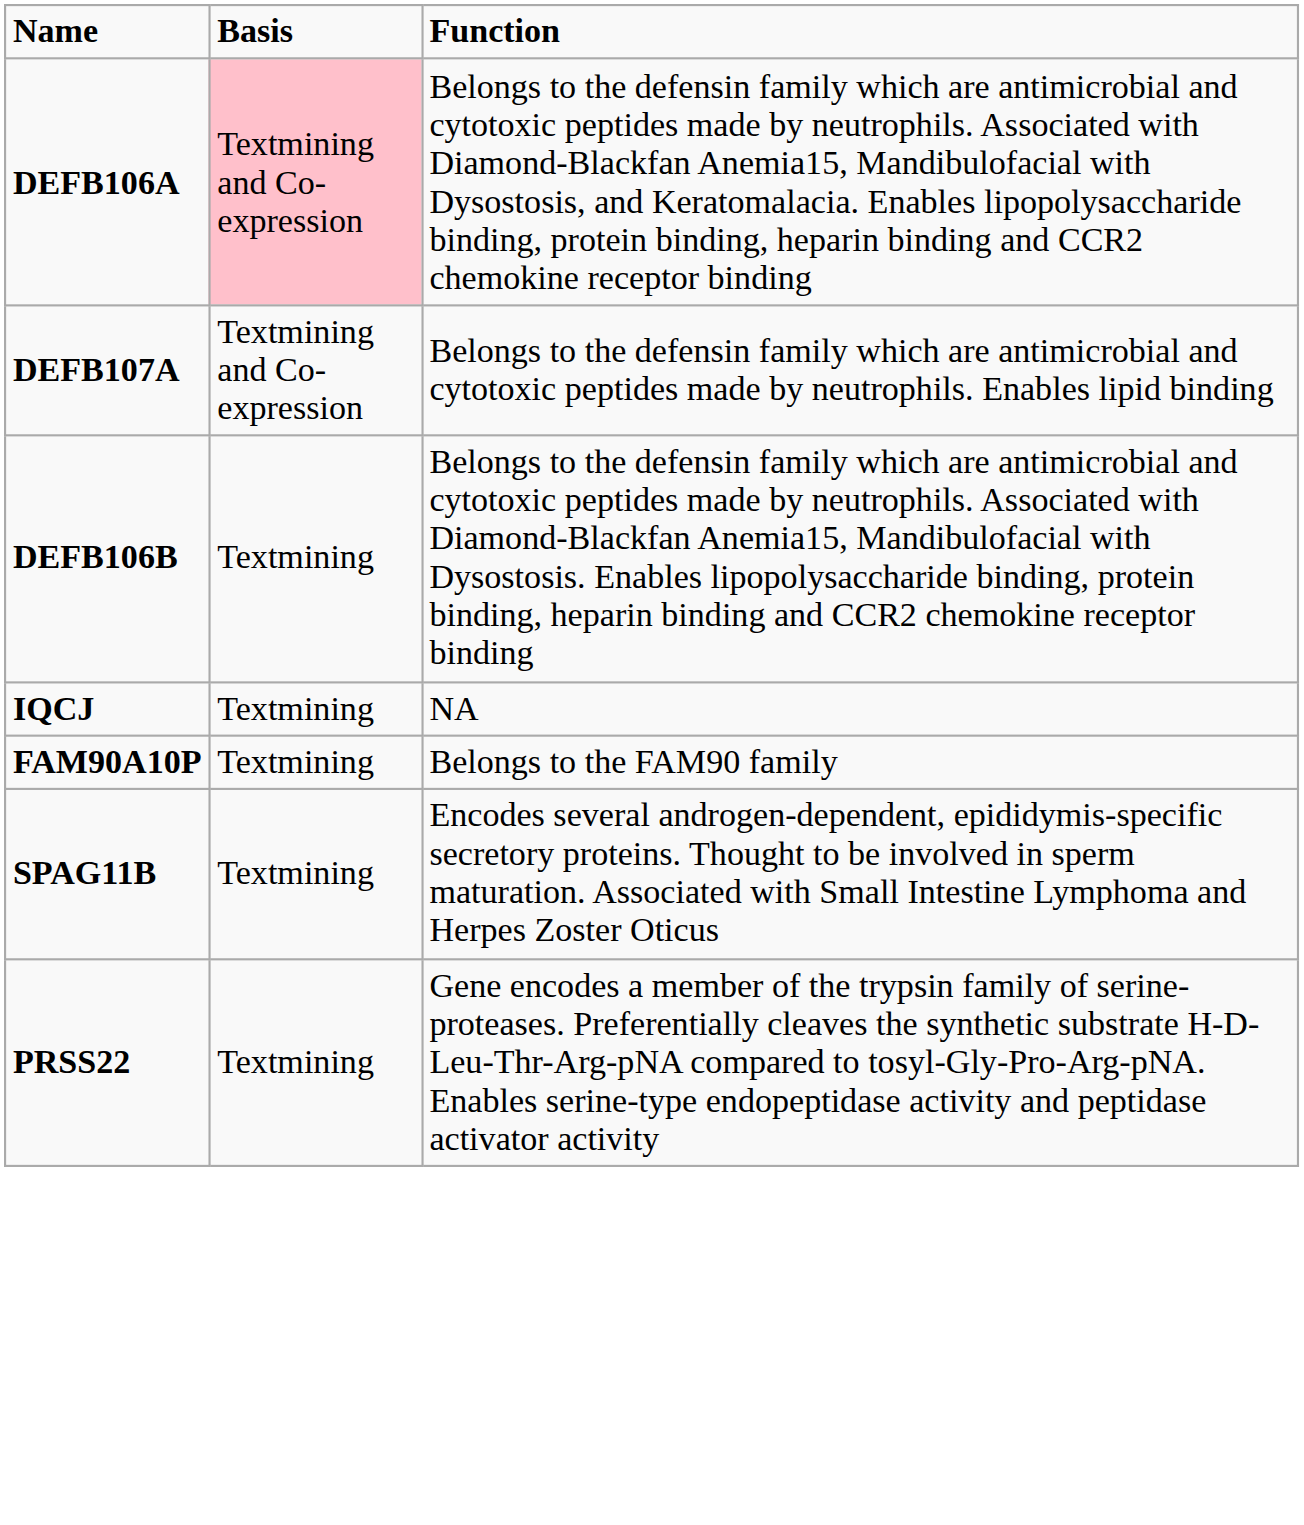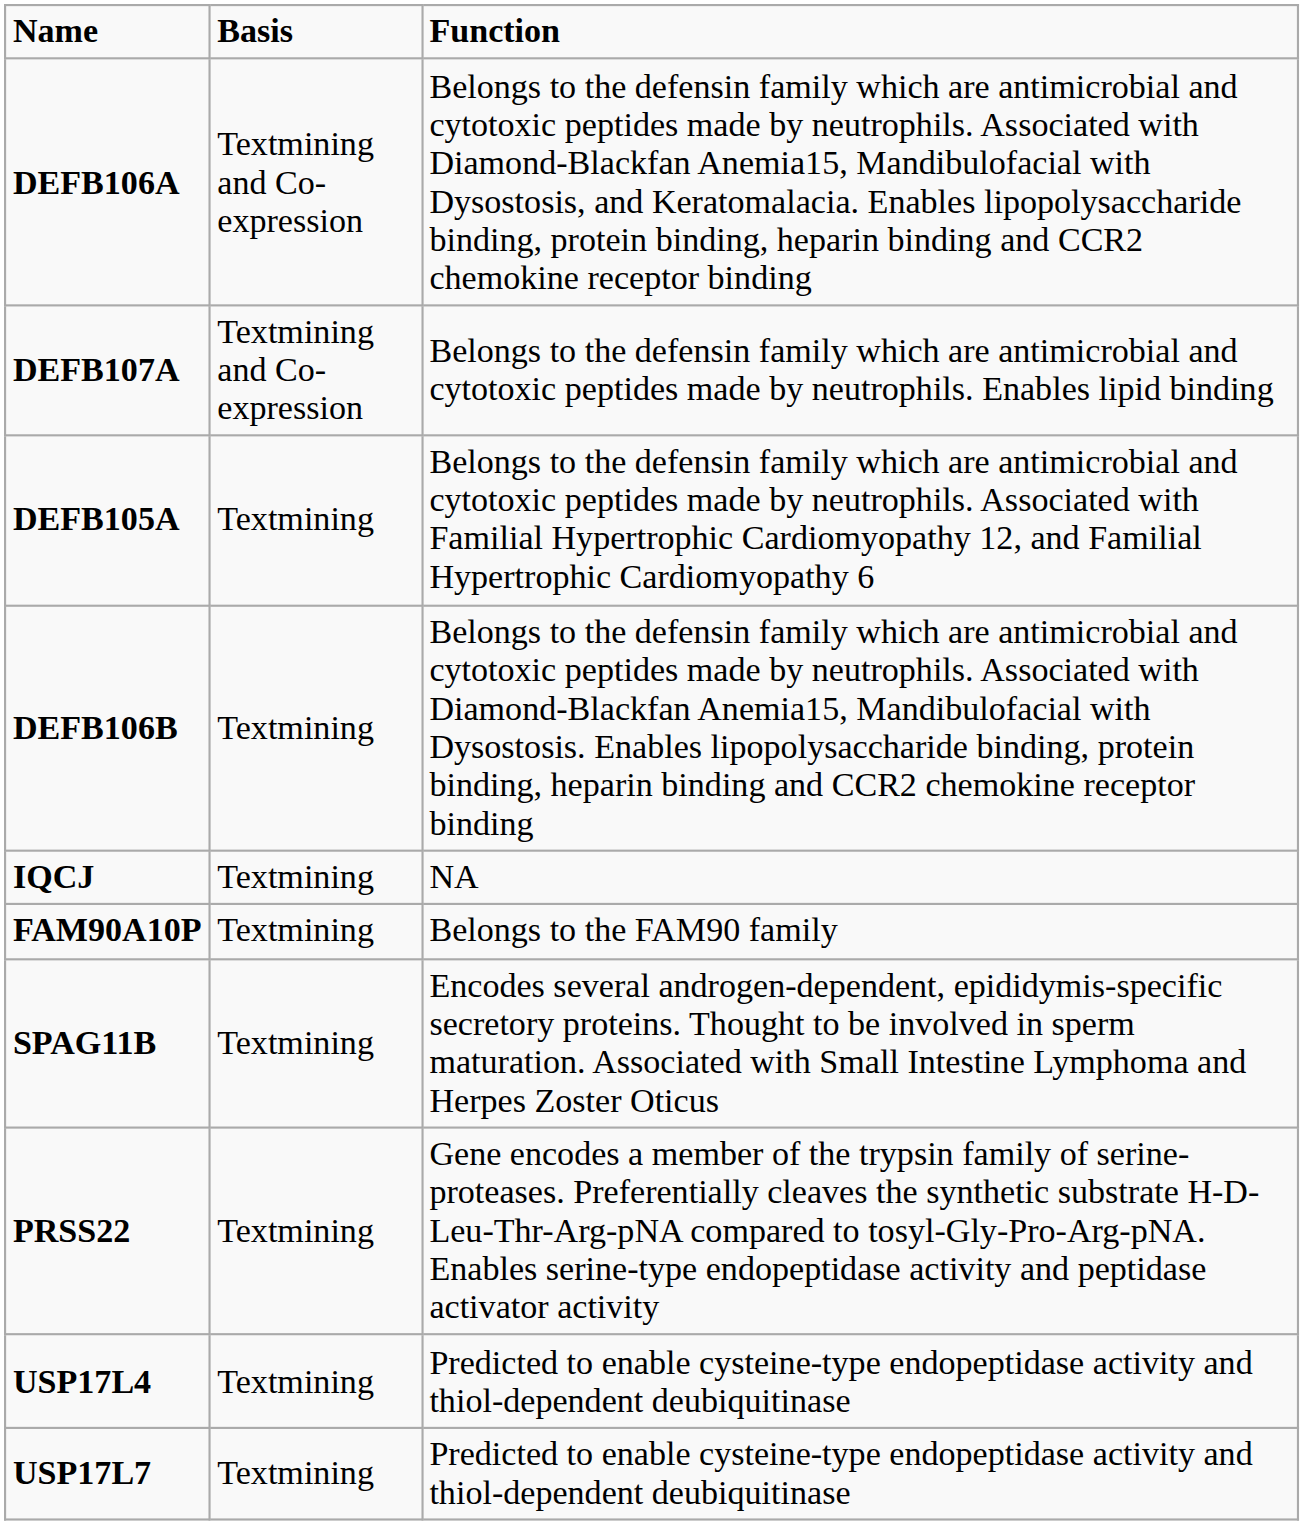(296, 181) pink background -> (296, 181) no background
+ row: (96, 519)
+ row: (82, 1380)
+ row: (82, 1473)
